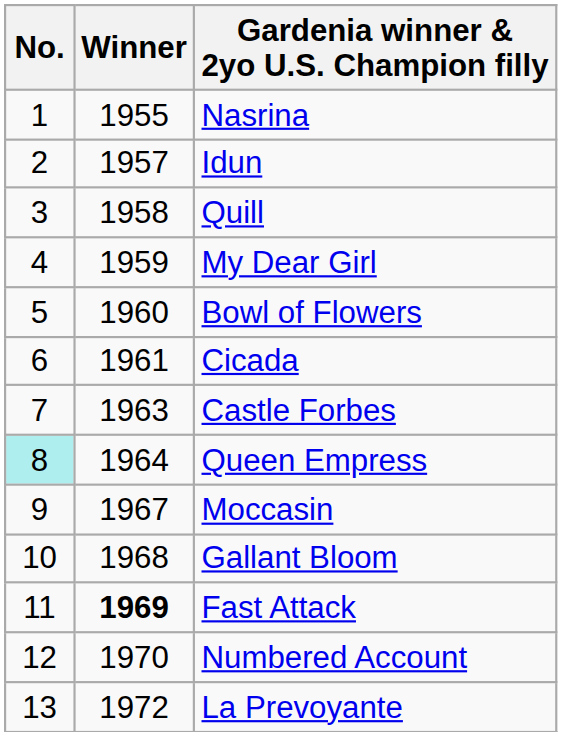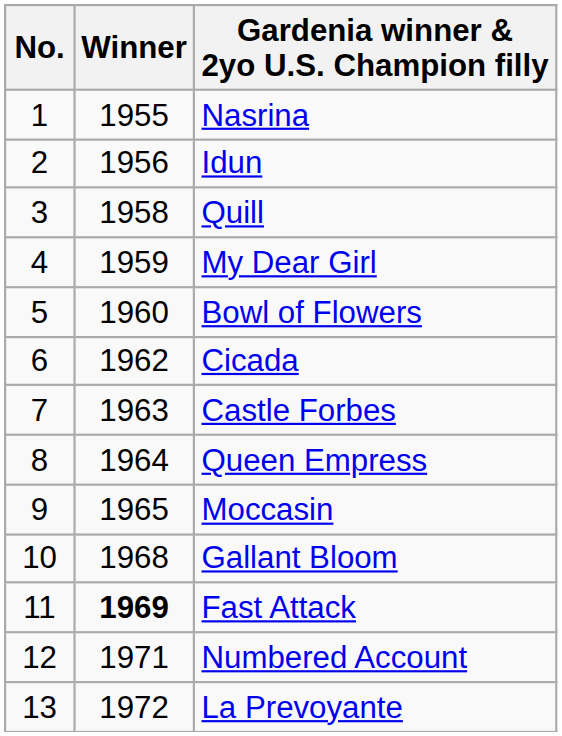(134, 164) 1957 -> (134, 164) 1956
(134, 361) 1961 -> (134, 361) 1962
(40, 460) paleturquoise background -> (40, 460) no background
(134, 509) 1967 -> (134, 509) 1965
(134, 657) 1970 -> (134, 657) 1971
